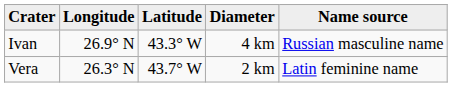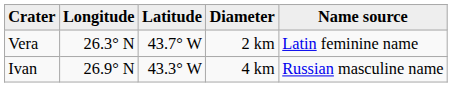rows swapped: (23, 43) <-> (23, 69)
